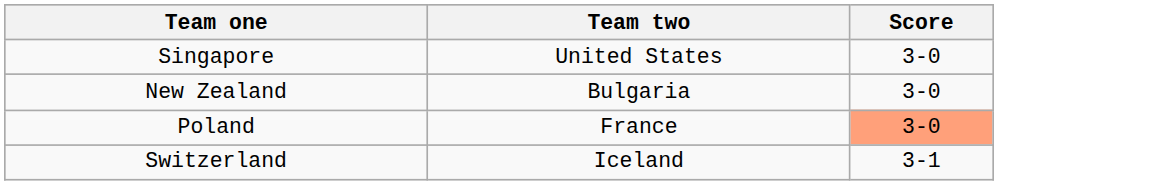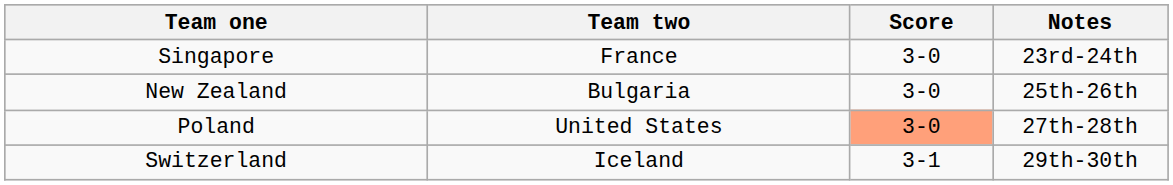+ column: (1080, 22)
(639, 57) United States -> (639, 57) France
(639, 127) France -> (639, 127) United States
